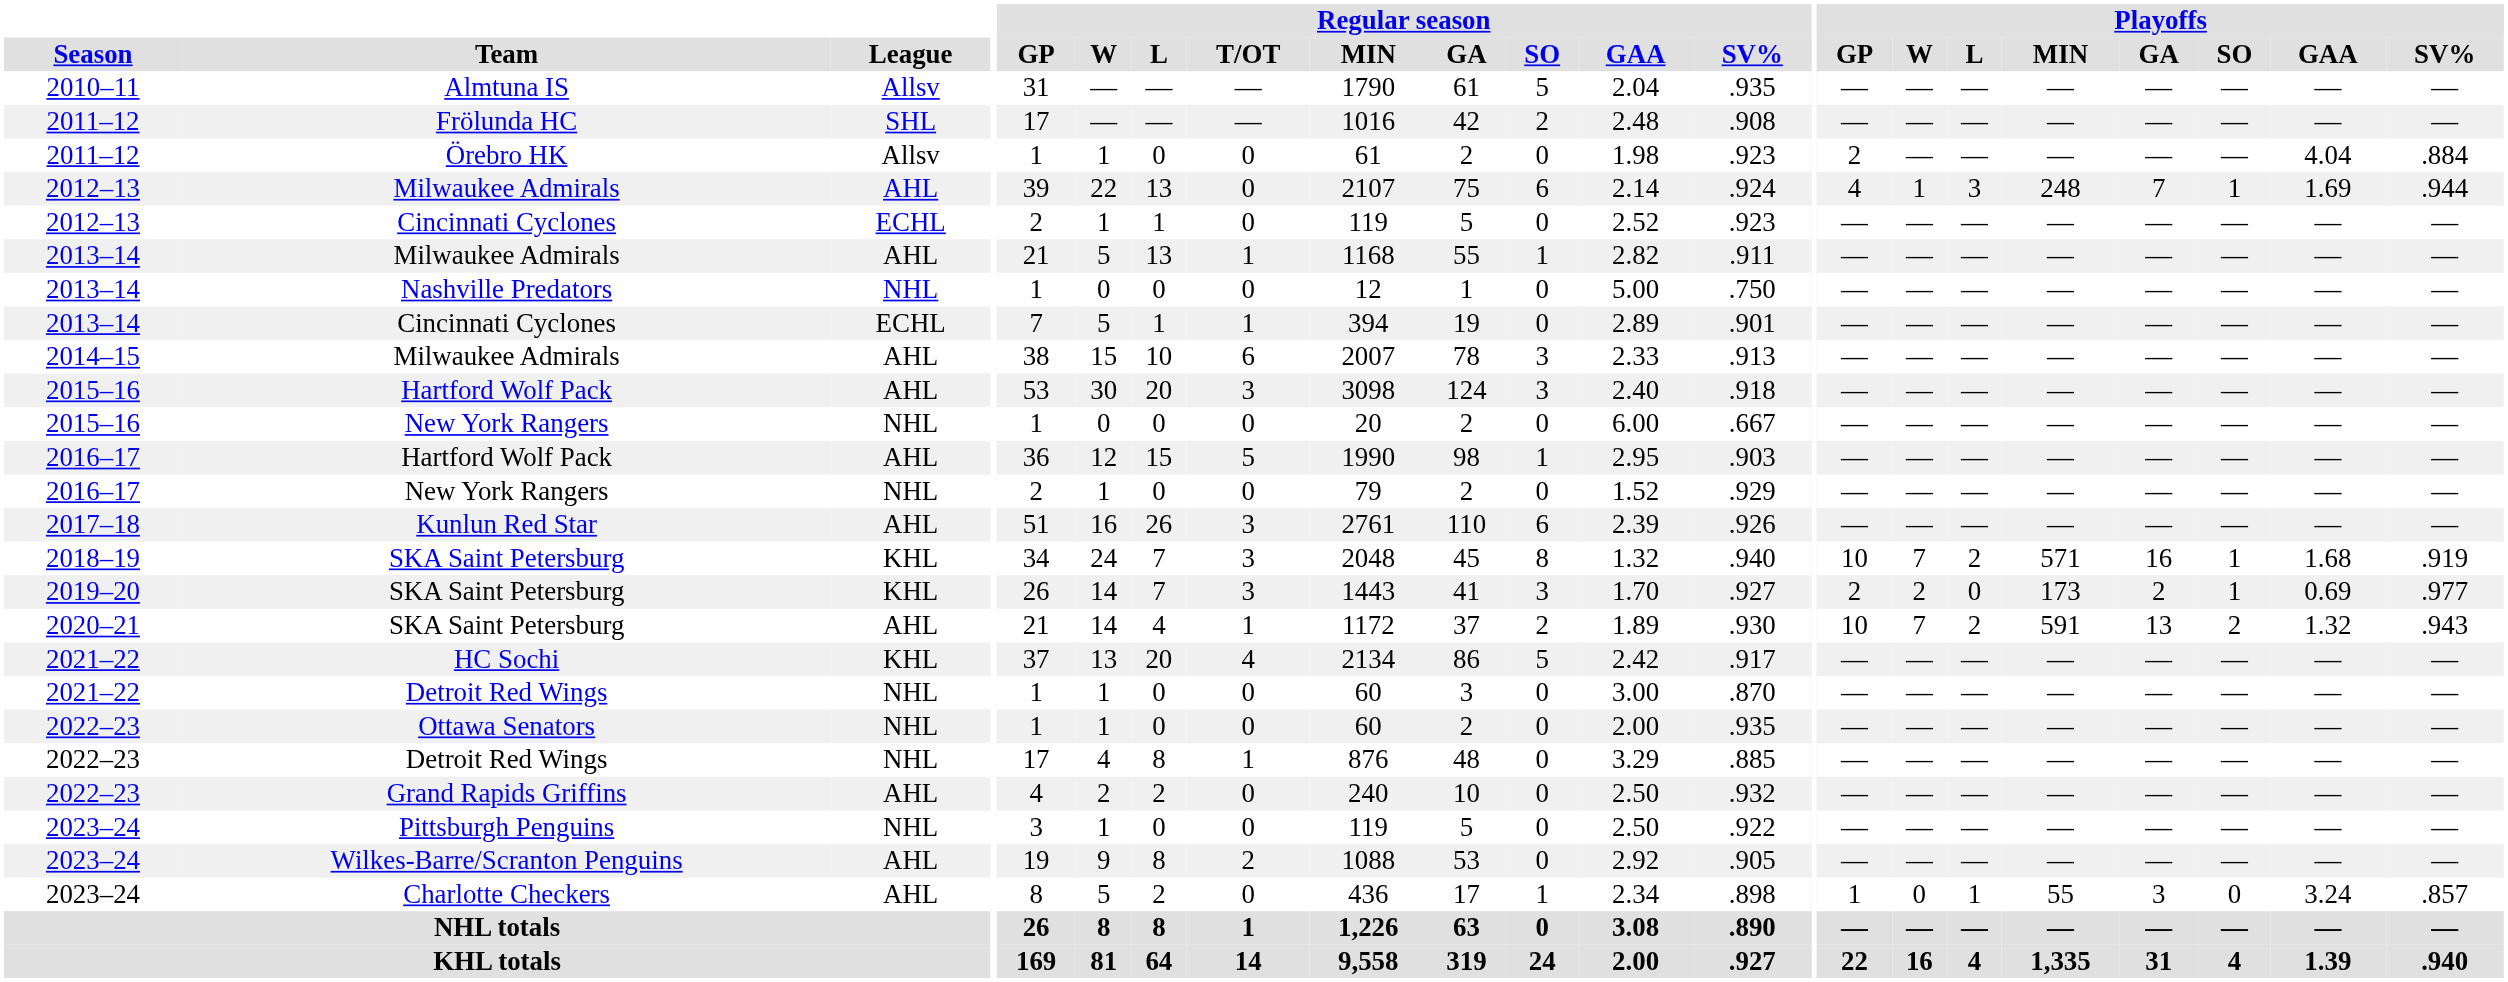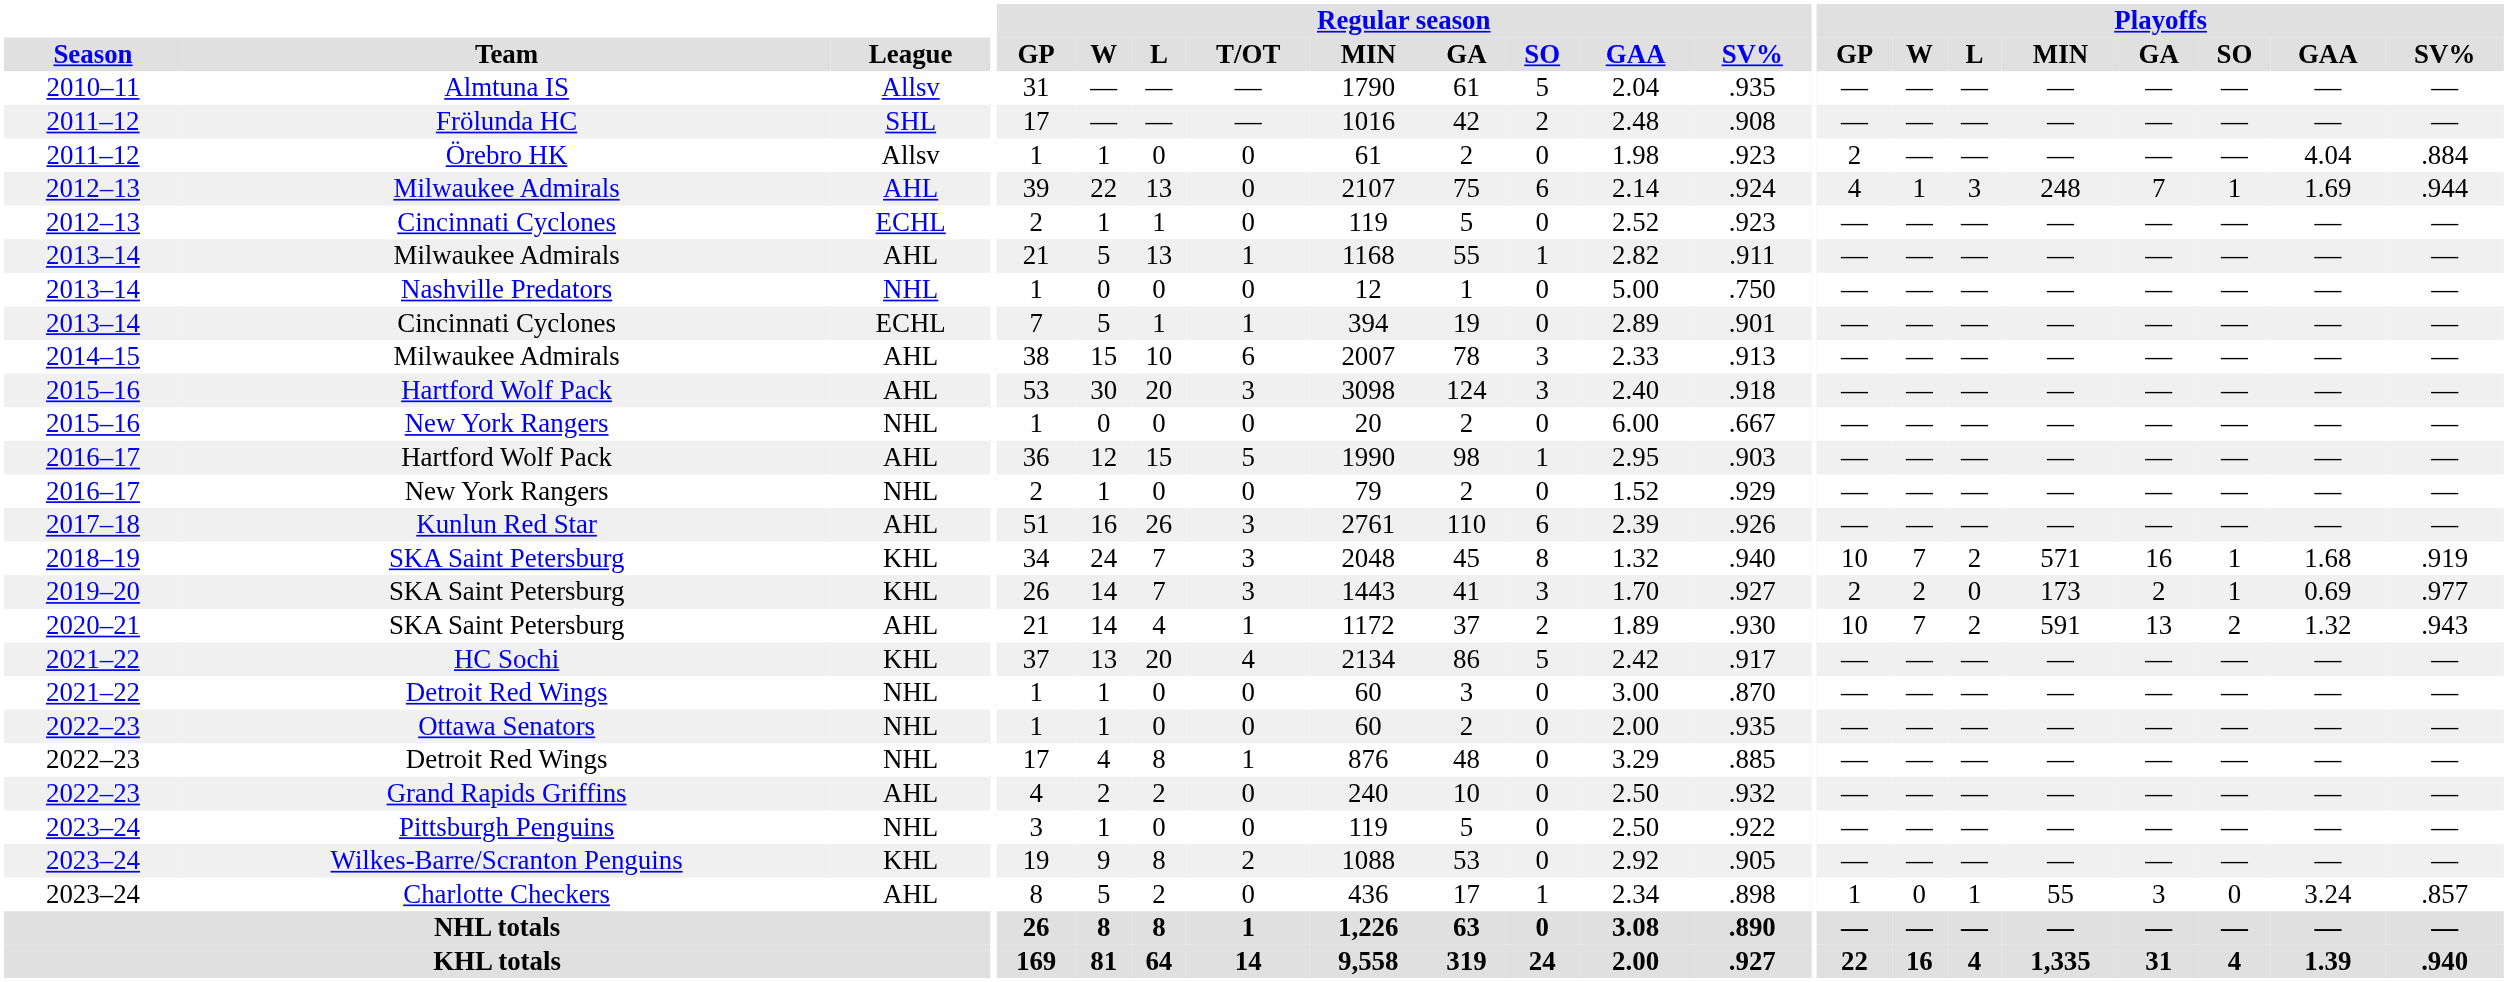(911, 860) AHL -> (911, 860) KHL
